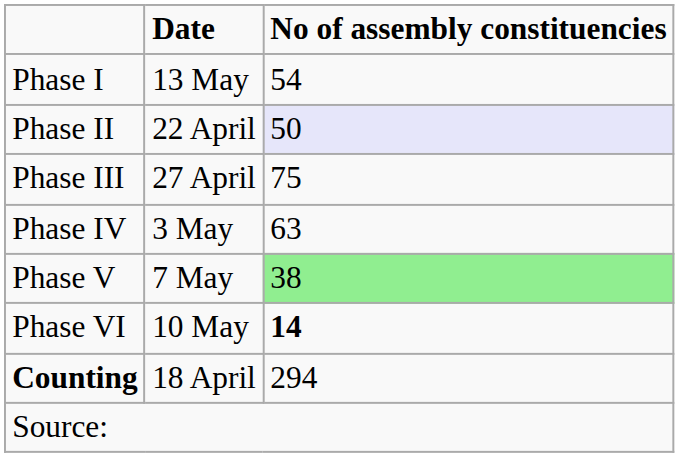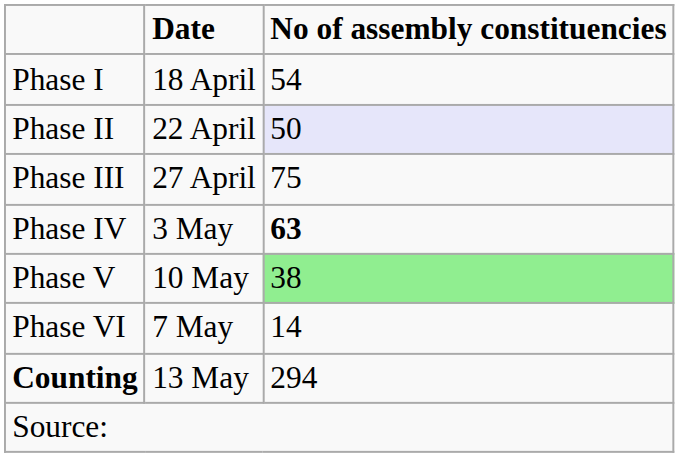(201, 79) 13 May -> (204, 79) 18 April
(286, 228) normal -> (286, 228) bold
(193, 278) 7 May -> (201, 278) 10 May
(201, 327) 10 May -> (193, 327) 7 May
(286, 327) bold -> (286, 327) normal
(204, 377) 18 April -> (201, 377) 13 May
